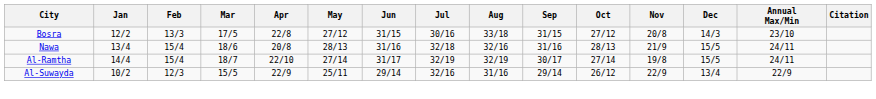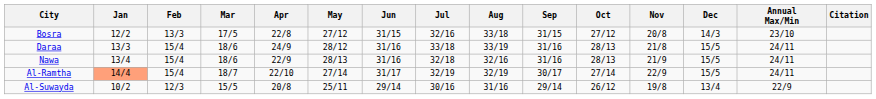(442, 34) 30/16 -> (442, 34) 32/16
+ row: (49, 47)
(281, 47) 20/8 -> (281, 60) 22/9
(121, 60) no background -> (121, 74) lightsalmon background
(657, 60) 19/8 -> (657, 74) 22/9
(281, 74) 22/9 -> (281, 87) 20/8
(442, 74) 32/16 -> (442, 87) 30/16
(657, 74) 22/9 -> (657, 87) 19/8
